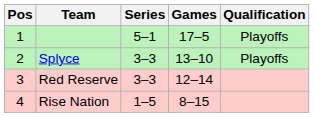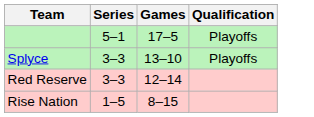- column: (20, 15)
